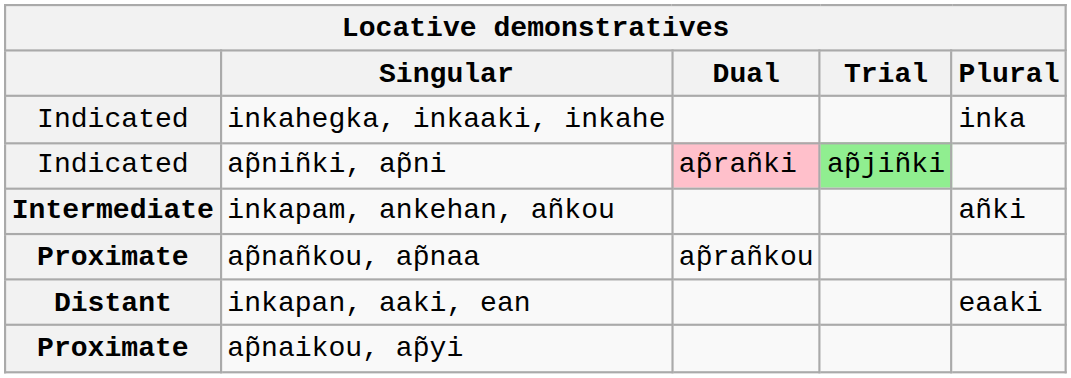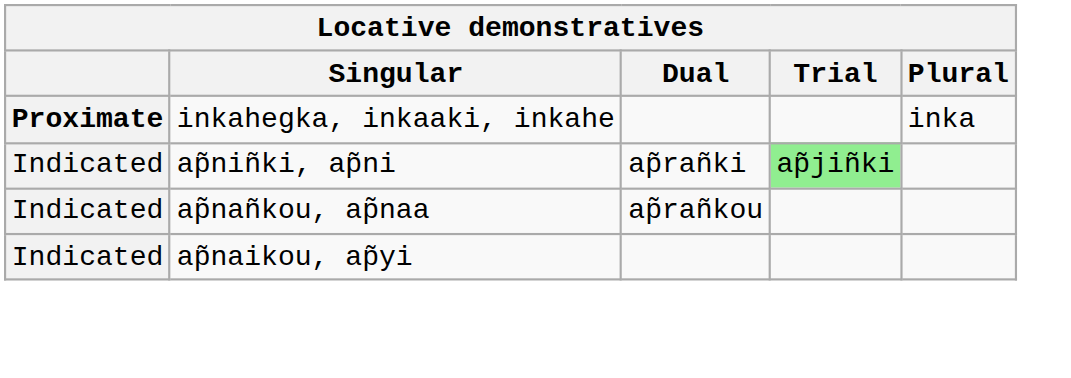(113, 119) Indicated -> (88, 119) Proximate
(738, 165) pink background -> (687, 165) no background
- row: (421, 211)
(113, 257) Proximate -> (88, 211) Indicated
- row: (379, 303)
(113, 348) Proximate -> (88, 257) Indicated
